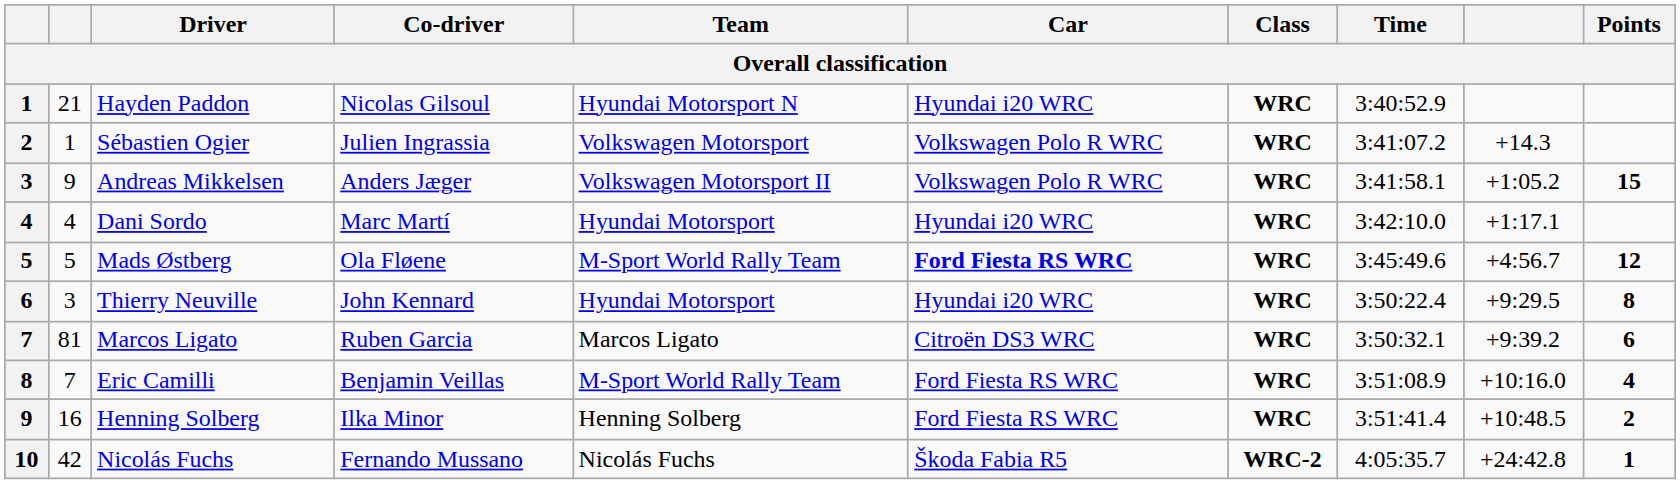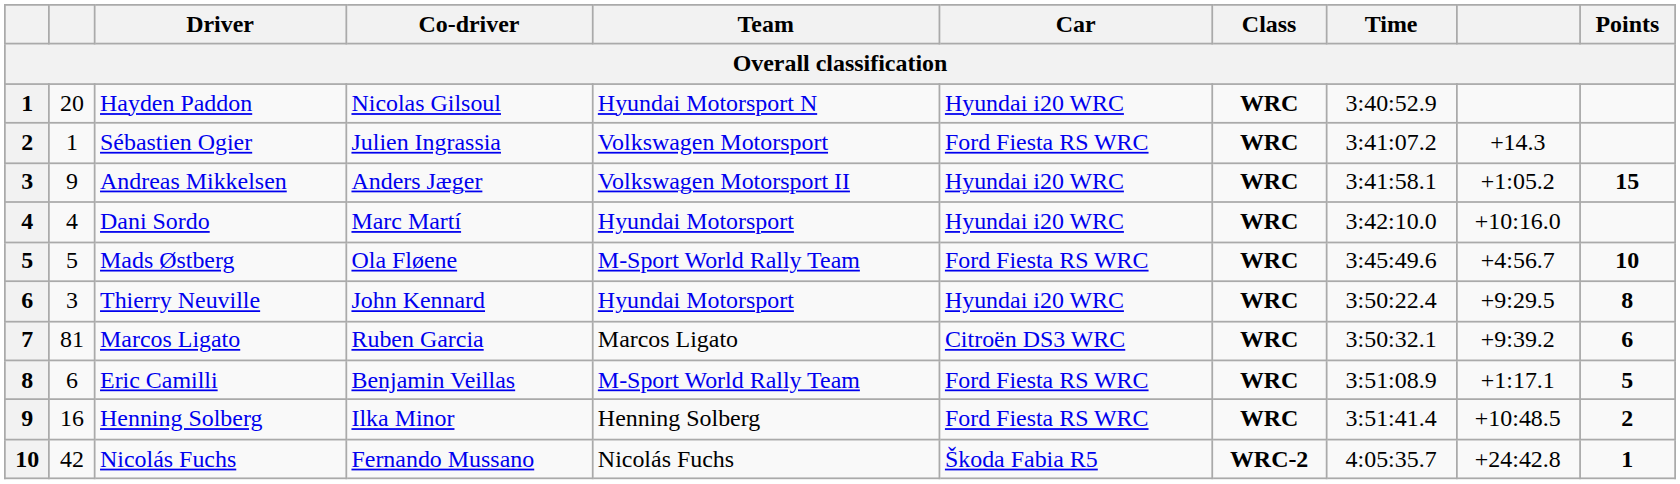(70, 102) 21 -> (72, 102) 20
(1038, 142) Volkswagen Polo R WRC -> (1047, 142) Ford Fiesta RS WRC
(1038, 181) Volkswagen Polo R WRC -> (1034, 181) Hyundai i20 WRC
(1523, 221) +1:17.1 -> (1518, 221) +10:16.0
(1023, 260) bold -> (1047, 260) normal
(1629, 260) 12 -> (1627, 260) 10
(70, 379) 7 -> (72, 379) 6
(1523, 379) +10:16.0 -> (1518, 379) +1:17.1
(1629, 379) 4 -> (1627, 379) 5
